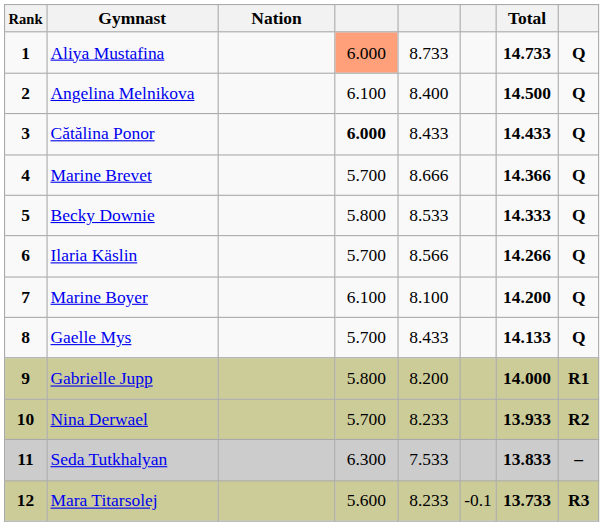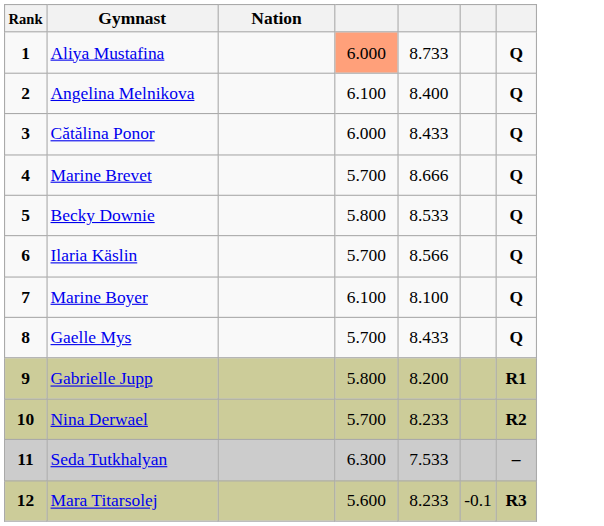- column: (527, 18)
(366, 134) bold -> (366, 134) normal
